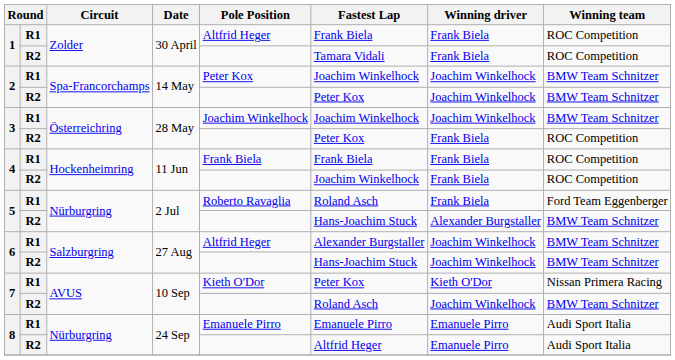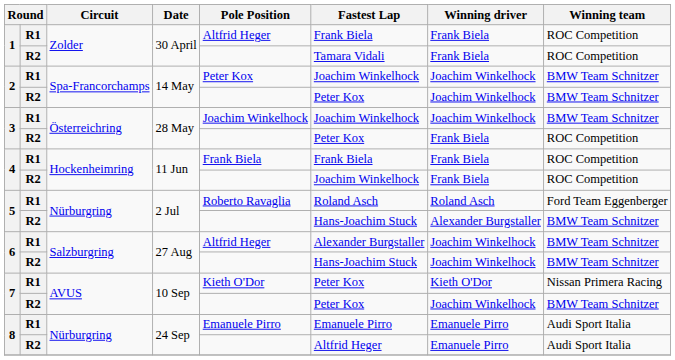(460, 200) Frank Biela -> (462, 200) Roland Asch
(346, 303) Roland Asch -> (339, 303) Peter Kox
